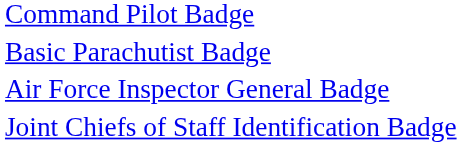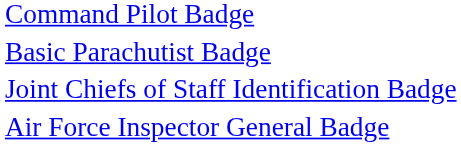rows swapped: (197, 89) <-> (231, 127)
